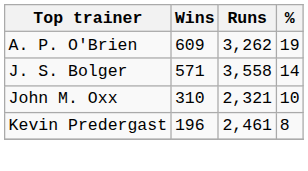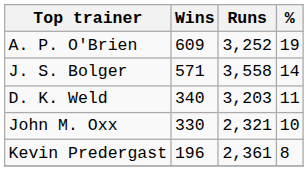(247, 45) 3,262 -> (247, 45) 3,252
+ row: (58, 99)
(190, 99) 310 -> (190, 126) 330
(247, 126) 2,461 -> (247, 153) 2,361
